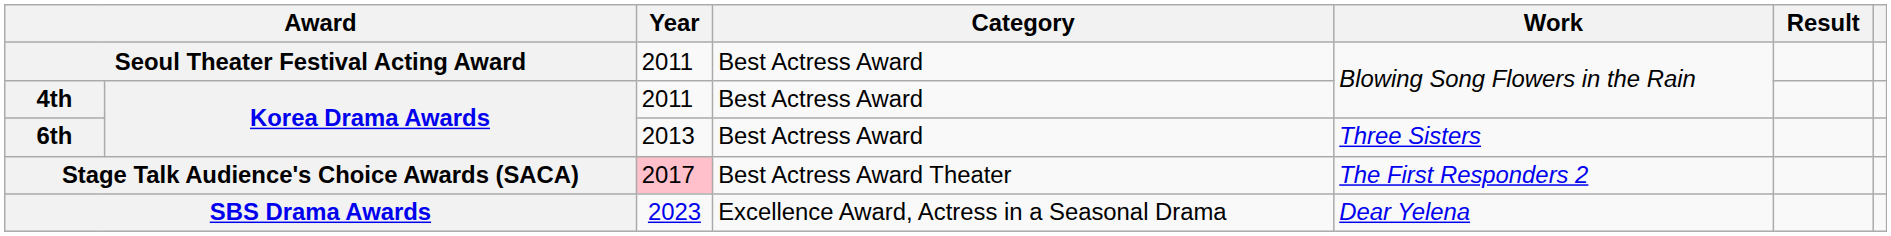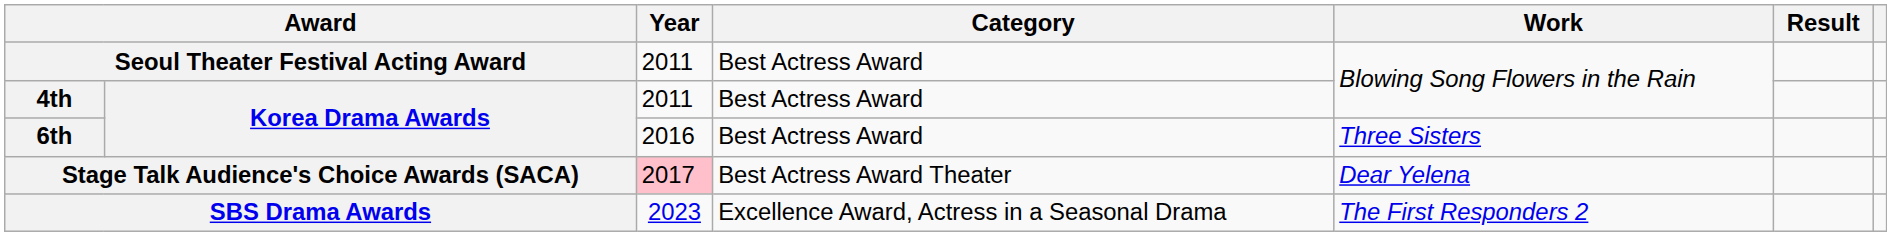(668, 136) 2013 -> (668, 136) 2016
(1464, 174) The First Responders 2 -> (1405, 174) Dear Yelena
(1405, 212) Dear Yelena -> (1464, 212) The First Responders 2
